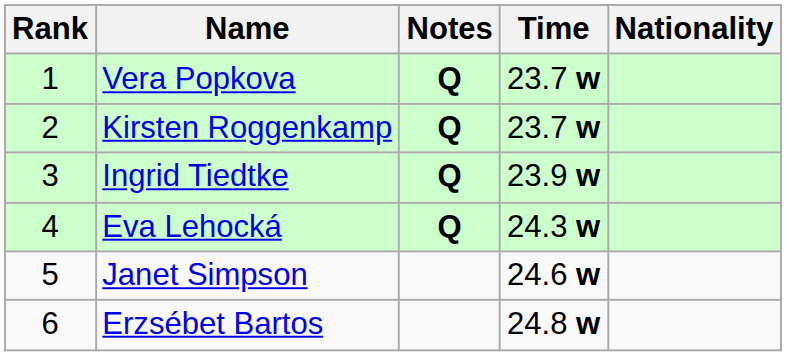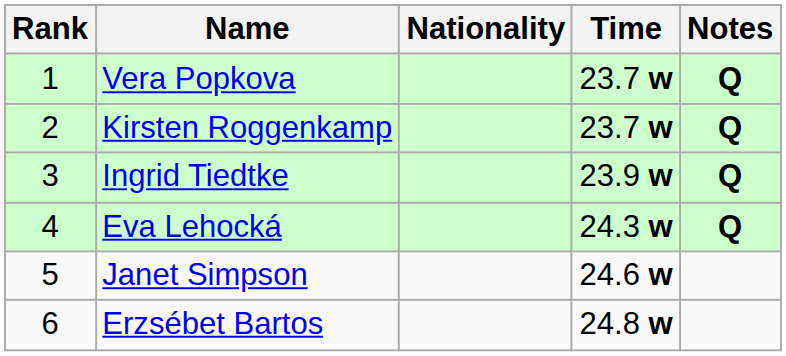columns swapped: (694, 29) <-> (450, 29)
